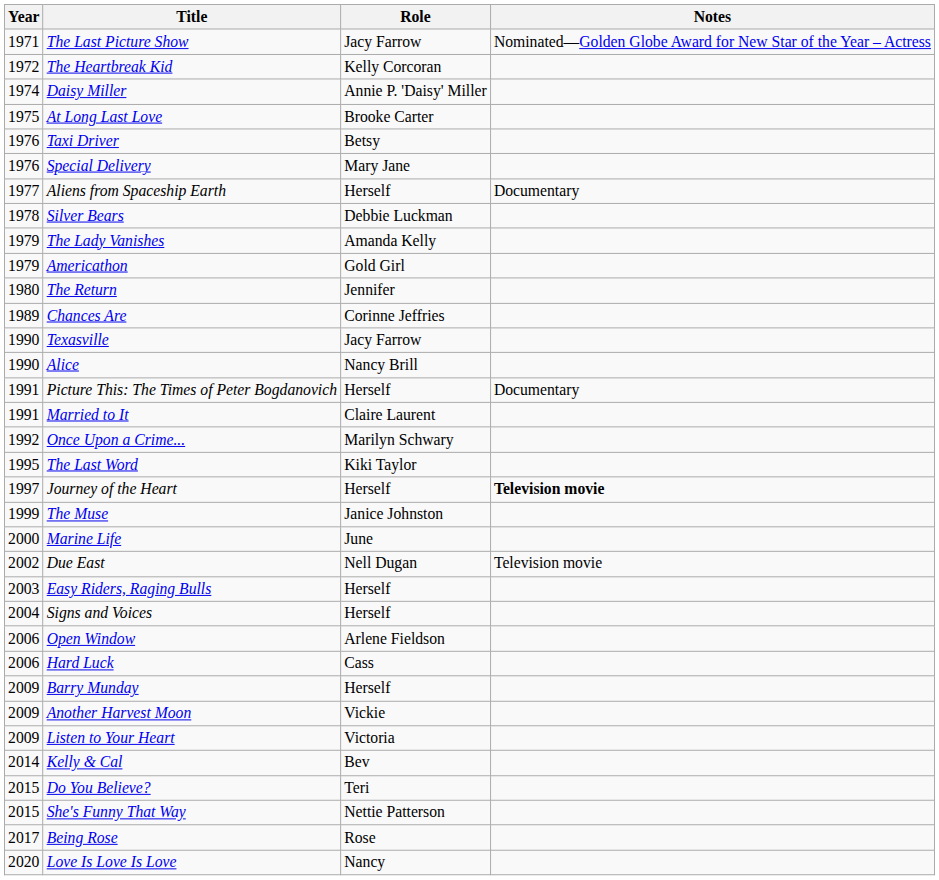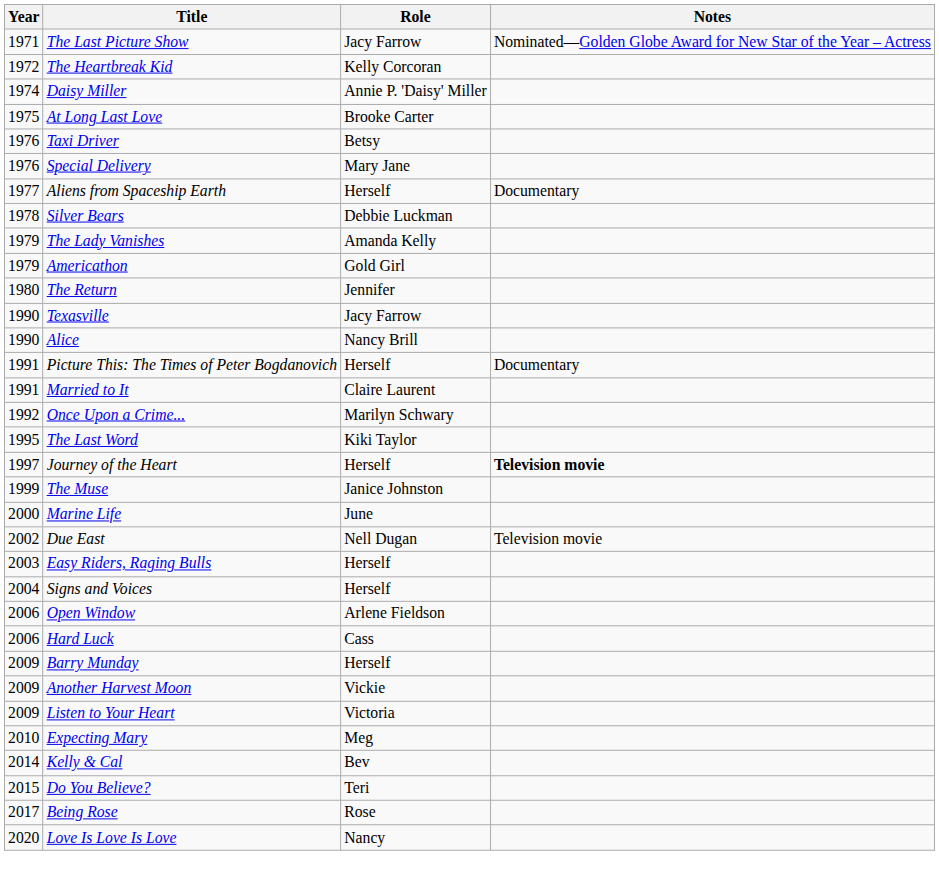- row: (87, 315)
+ row: (97, 738)
- row: (116, 812)
